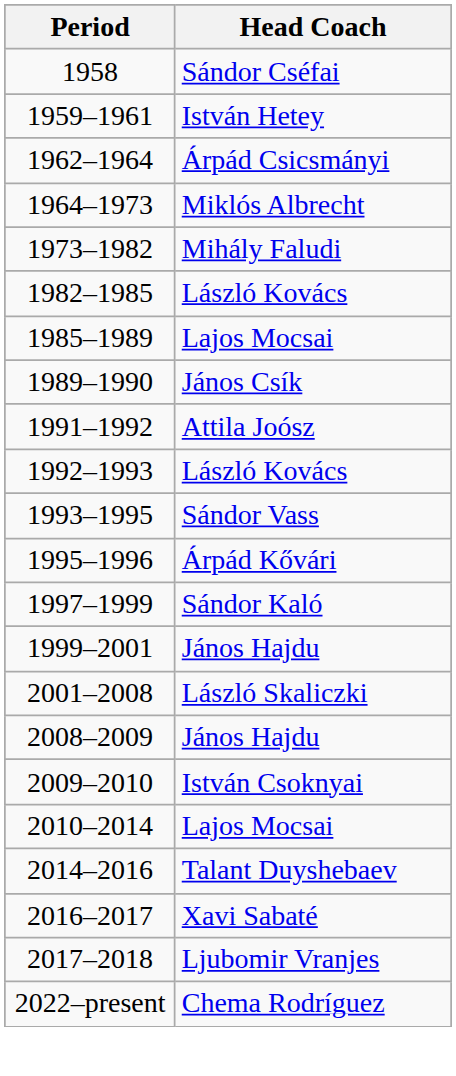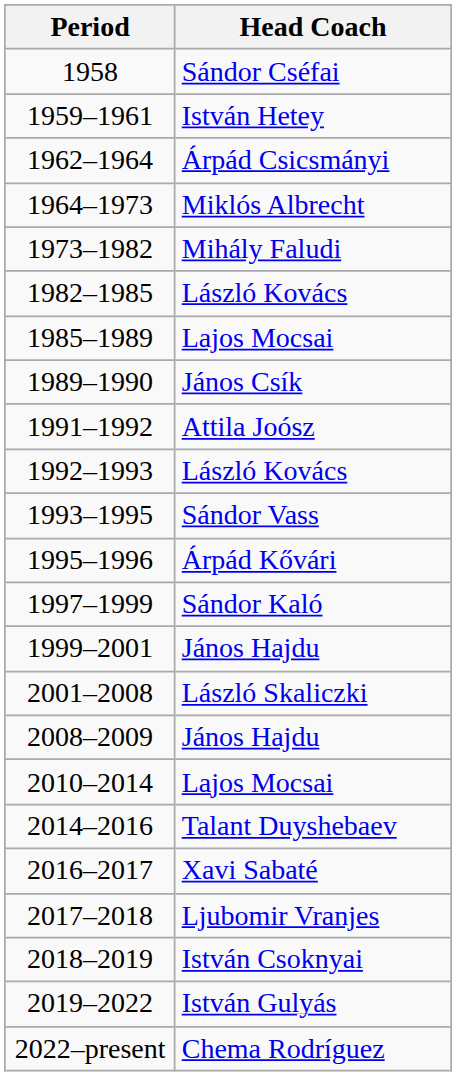- row: (90, 781)
+ row: (90, 959)
+ row: (90, 1003)
